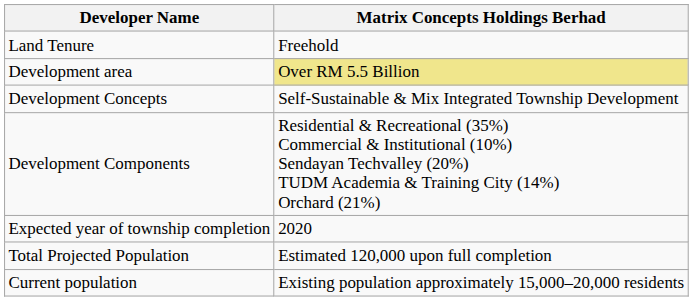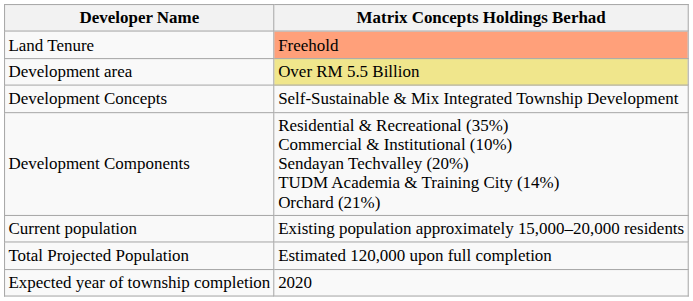(308, 44) no background -> (308, 44) lightsalmon background
rows swapped: (73, 282) <-> (139, 228)
